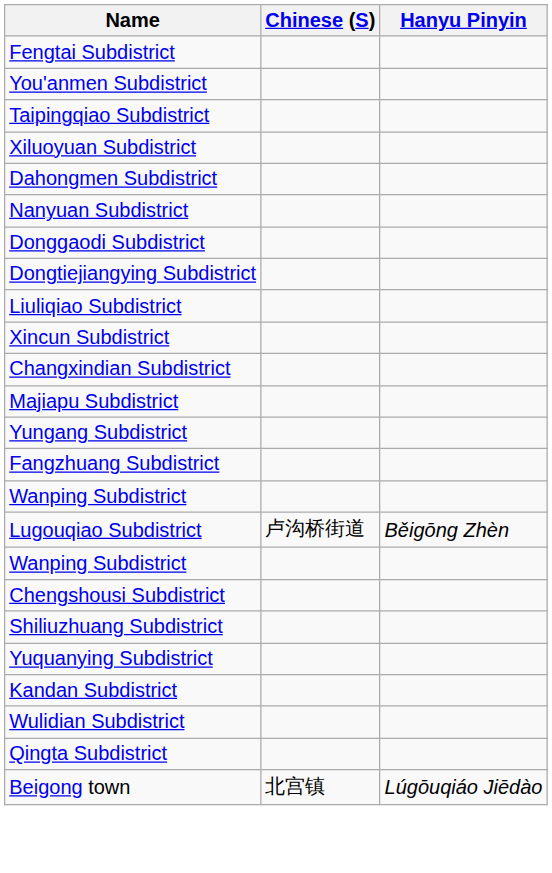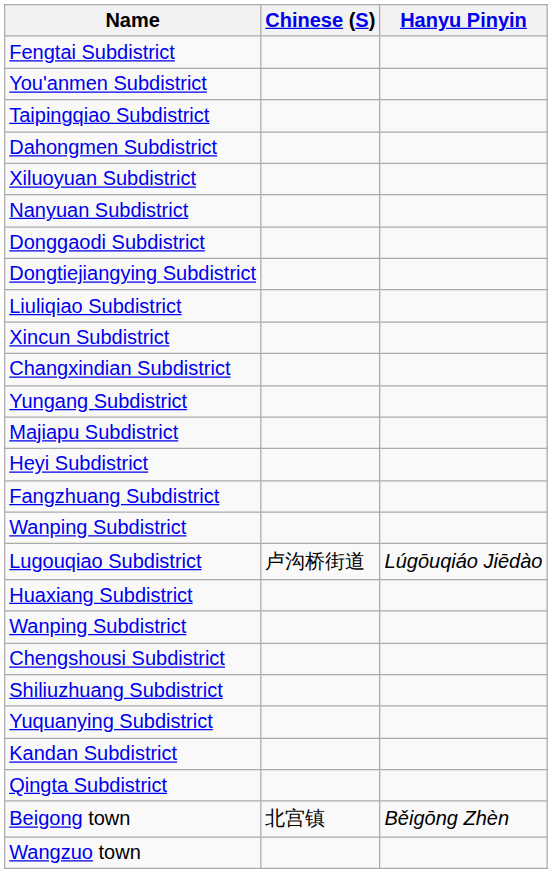rows swapped: (103, 147) <-> (113, 178)
rows swapped: (98, 432) <-> (94, 400)
+ row: (79, 464)
(447, 529) Běigōng Zhèn -> (463, 561) Lúgōuqiáo Jiēdào
+ row: (101, 595)
- row: (97, 721)
(463, 787) Lúgōuqiáo Jiēdào -> (447, 818) Běigōng Zhèn
+ row: (75, 852)
